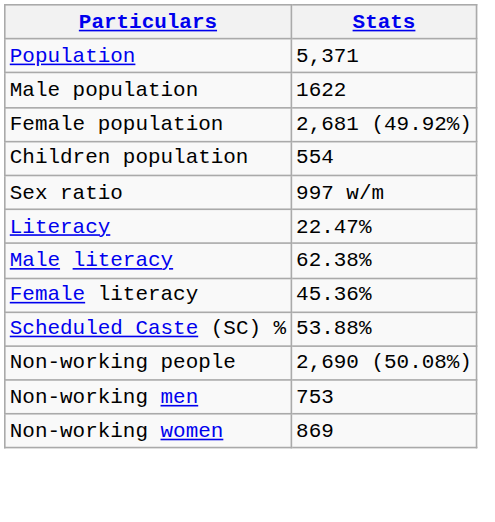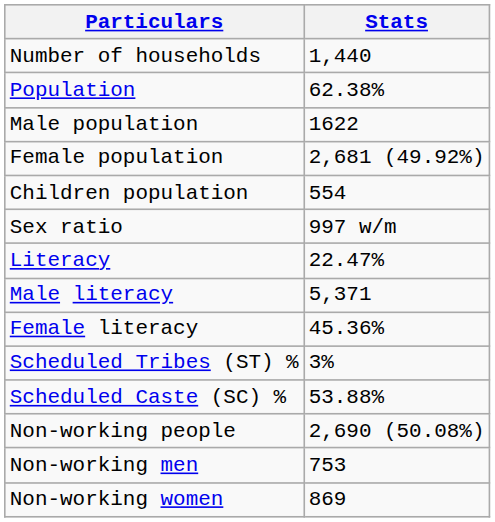+ row: (135, 56)
(327, 56) 5,371 -> (346, 90) 62.38%
(334, 261) 62.38% -> (340, 295) 5,371
+ row: (154, 363)
